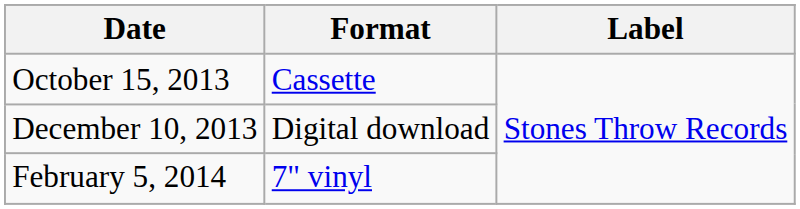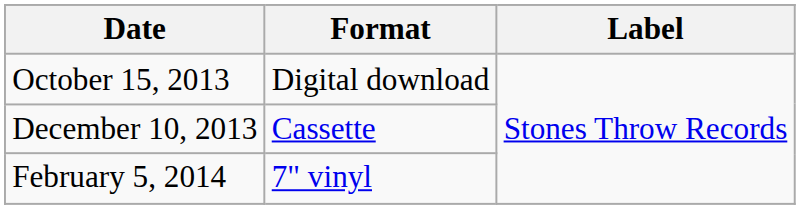(324, 78) Cassette -> (380, 78) Digital download
(380, 128) Digital download -> (324, 128) Cassette
